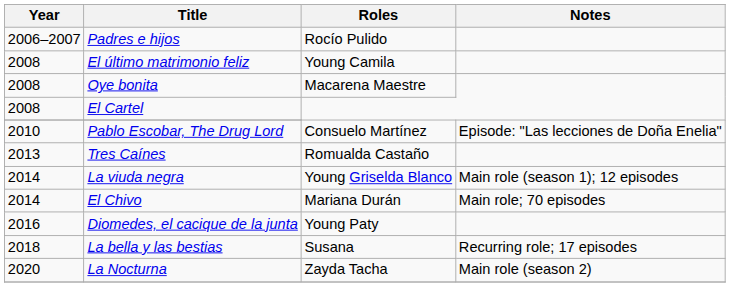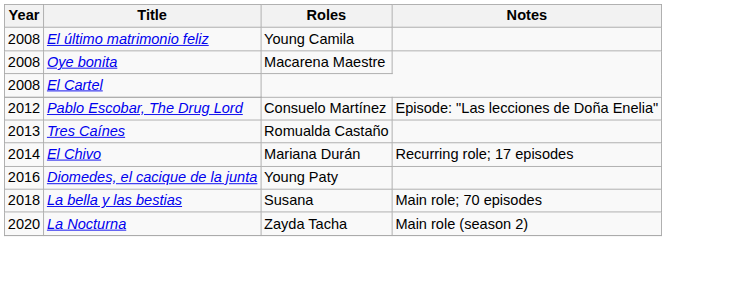- row: (134, 39)
(24, 131) 2010 -> (24, 108) 2012
- row: (136, 177)
(532, 200) Main role; 70 episodes -> (484, 154) Recurring role; 17 episodes
(548, 246) Recurring role; 17 episodes -> (469, 200) Main role; 70 episodes
